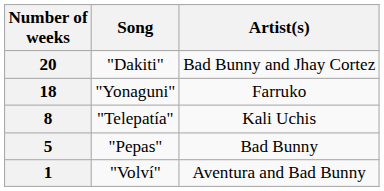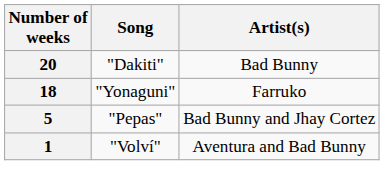(279, 64) Bad Bunny and Jhay Cortez -> (279, 64) Bad Bunny
- row: (48, 118)
(279, 145) Bad Bunny -> (279, 118) Bad Bunny and Jhay Cortez
